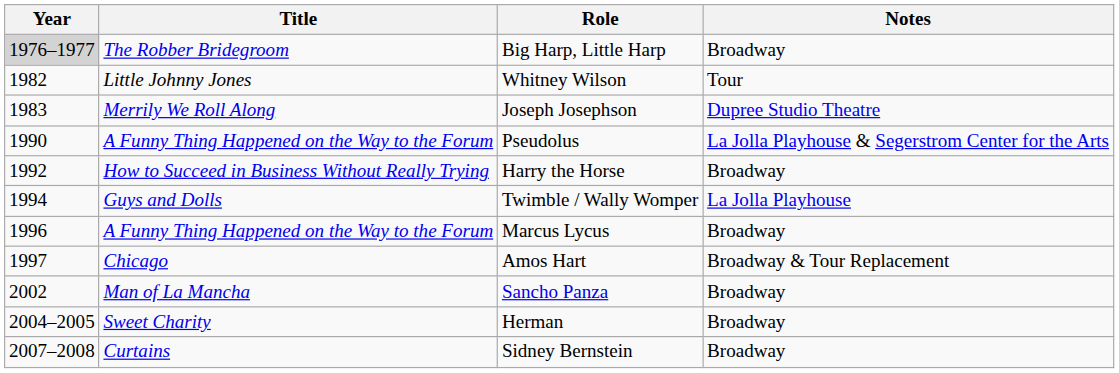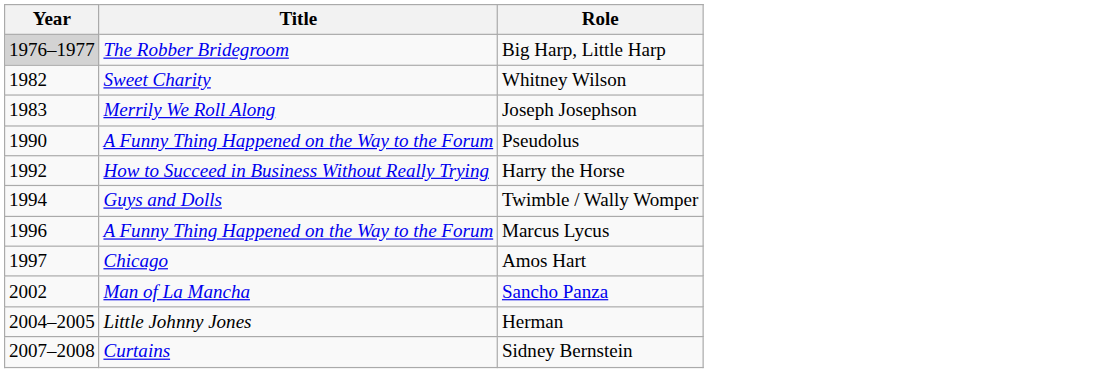- column: (908, 19)
(177, 79) Little Johnny Jones -> (157, 79) Sweet Charity
(157, 321) Sweet Charity -> (177, 321) Little Johnny Jones
